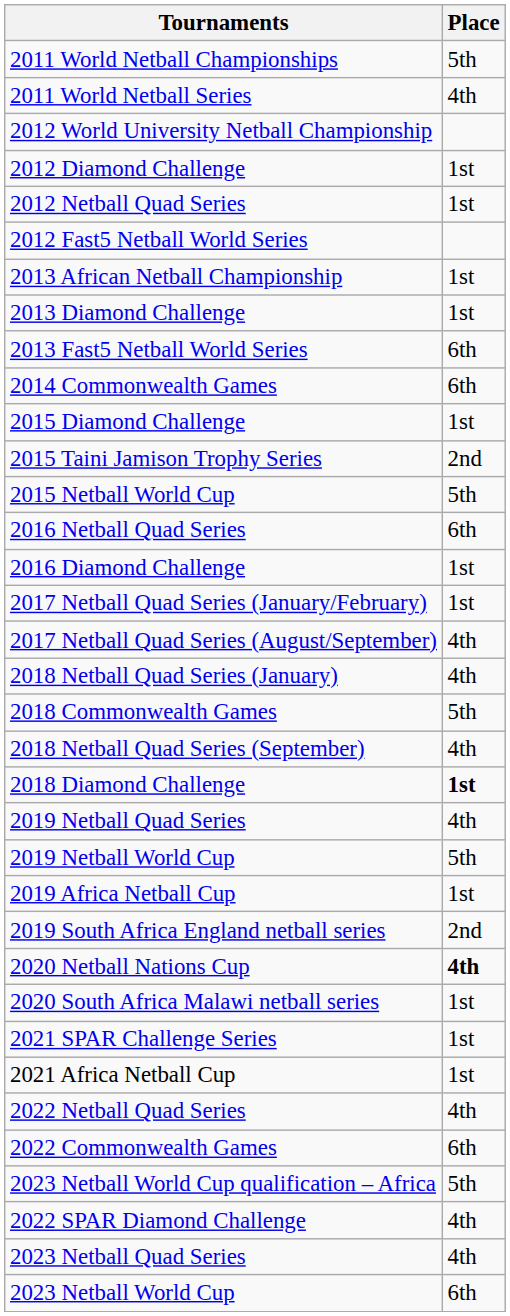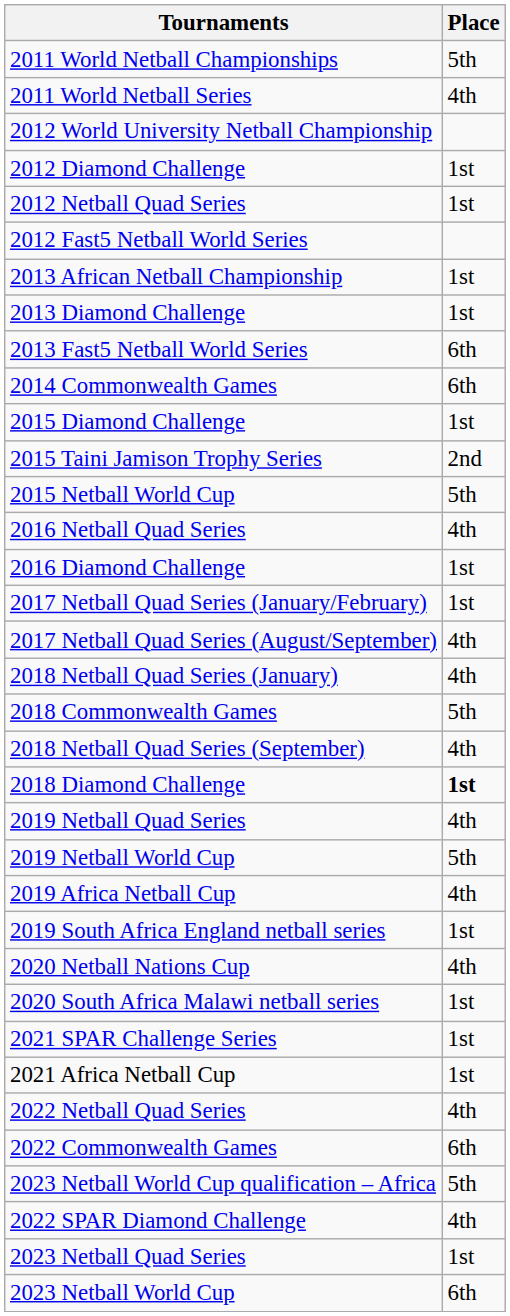(462, 530) 6th -> (462, 530) 4th
(461, 893) 1st -> (462, 893) 4th
(465, 929) 2nd -> (461, 929) 1st
(463, 966) bold -> (462, 966) normal
(462, 1256) 4th -> (461, 1256) 1st
